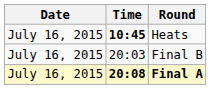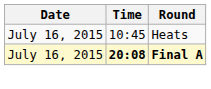(127, 34) bold -> (127, 34) normal
- row: (177, 54)
